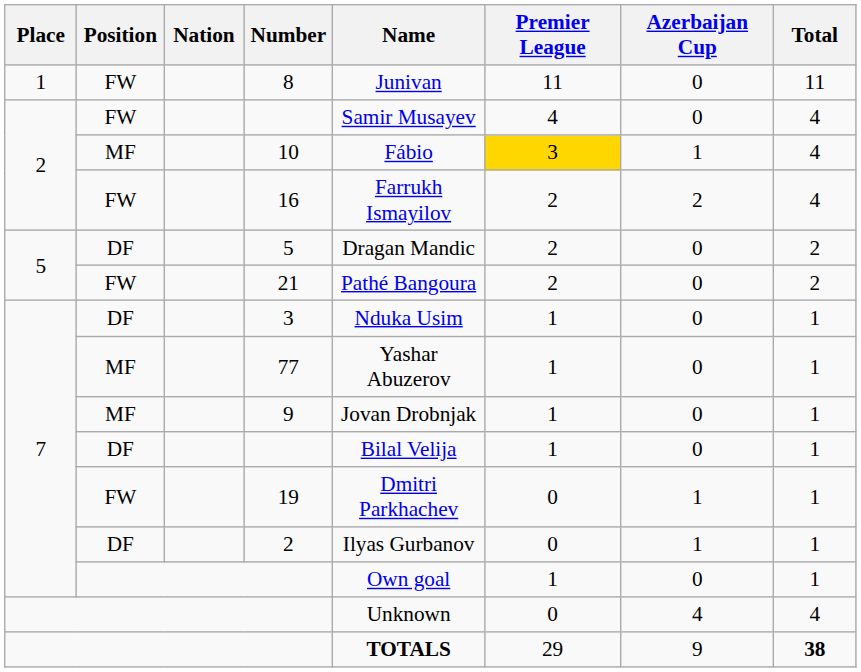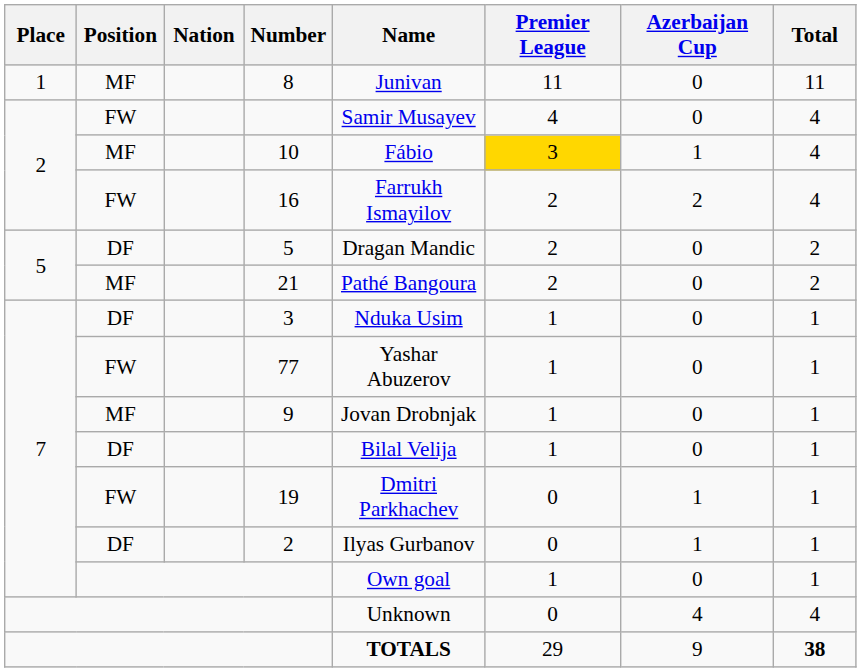(120, 82) FW -> (120, 82) MF
(120, 283) FW -> (120, 283) MF
(120, 365) MF -> (120, 365) FW
